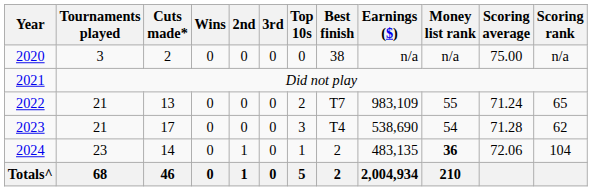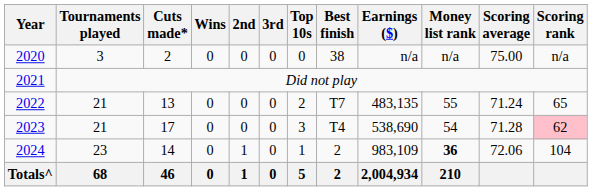(395, 104) 983,109 -> (395, 104) 483,135
(560, 127) no background -> (560, 127) pink background
(395, 151) 483,135 -> (395, 151) 983,109
